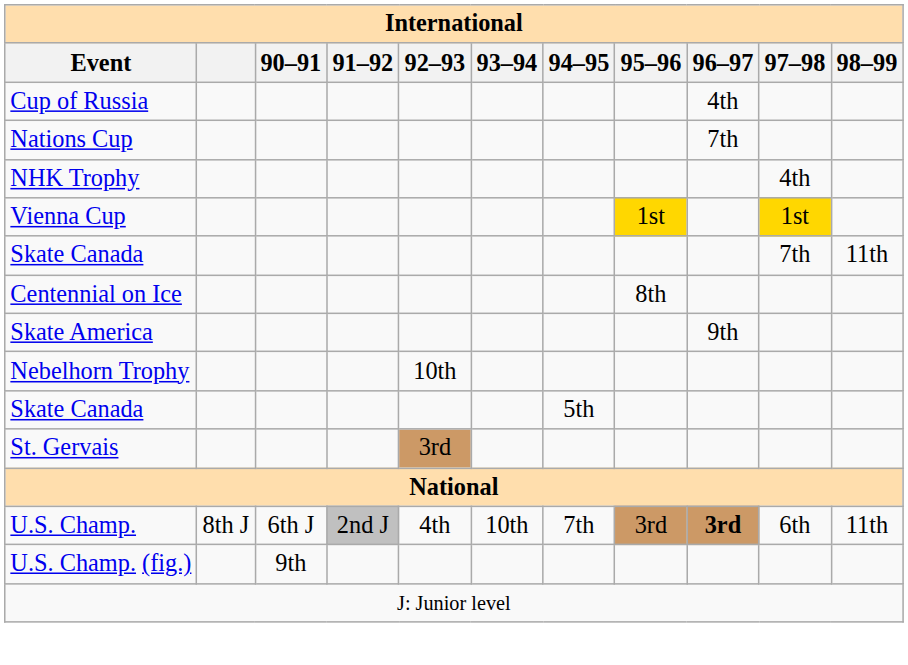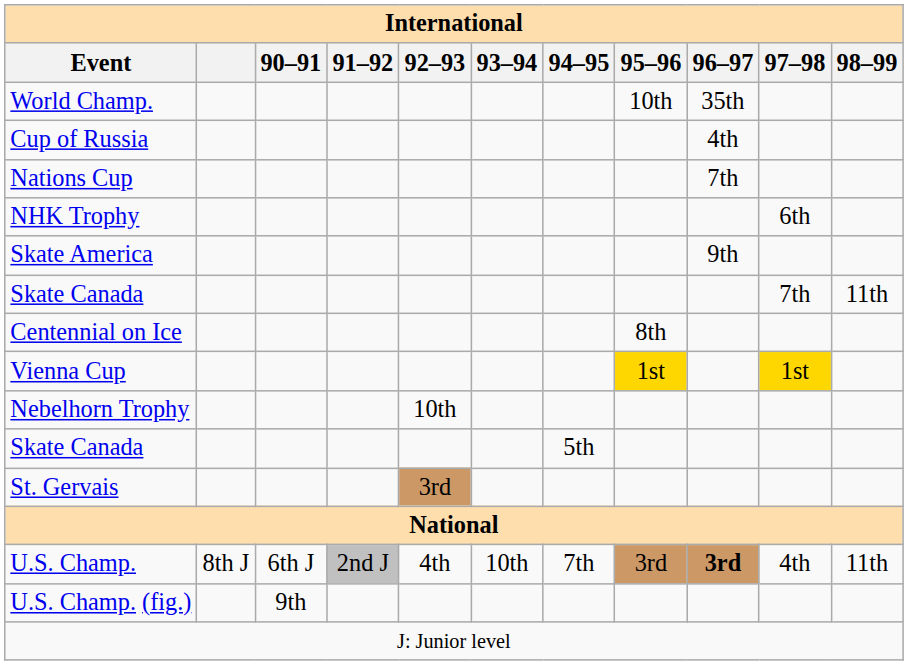+ row: (82, 100)
(795, 178) 4th -> (795, 216) 6th
rows swapped: (82, 332) <-> (68, 216)
(795, 525) 6th -> (795, 563) 4th
